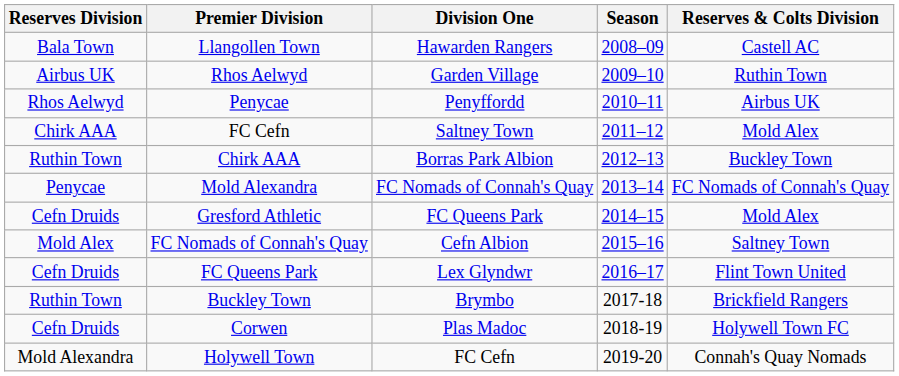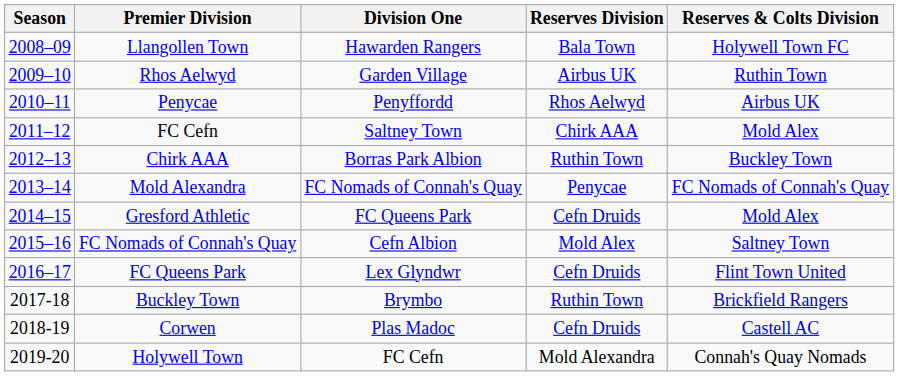columns swapped: (633, 18) <-> (75, 18)
(780, 46) Castell AC -> (780, 46) Holywell Town FC
(780, 328) Holywell Town FC -> (780, 328) Castell AC
